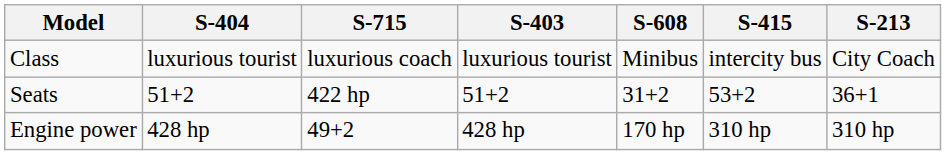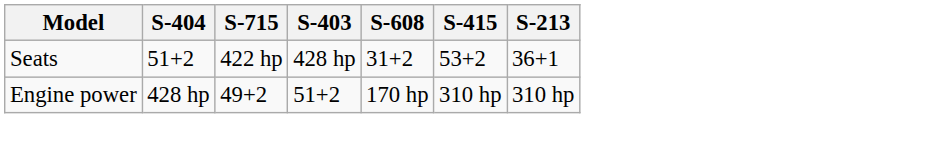- row: (35, 58)
(486, 94) 51+2 -> (324, 58) 428 hp
(494, 130) 428 hp -> (317, 94) 51+2
